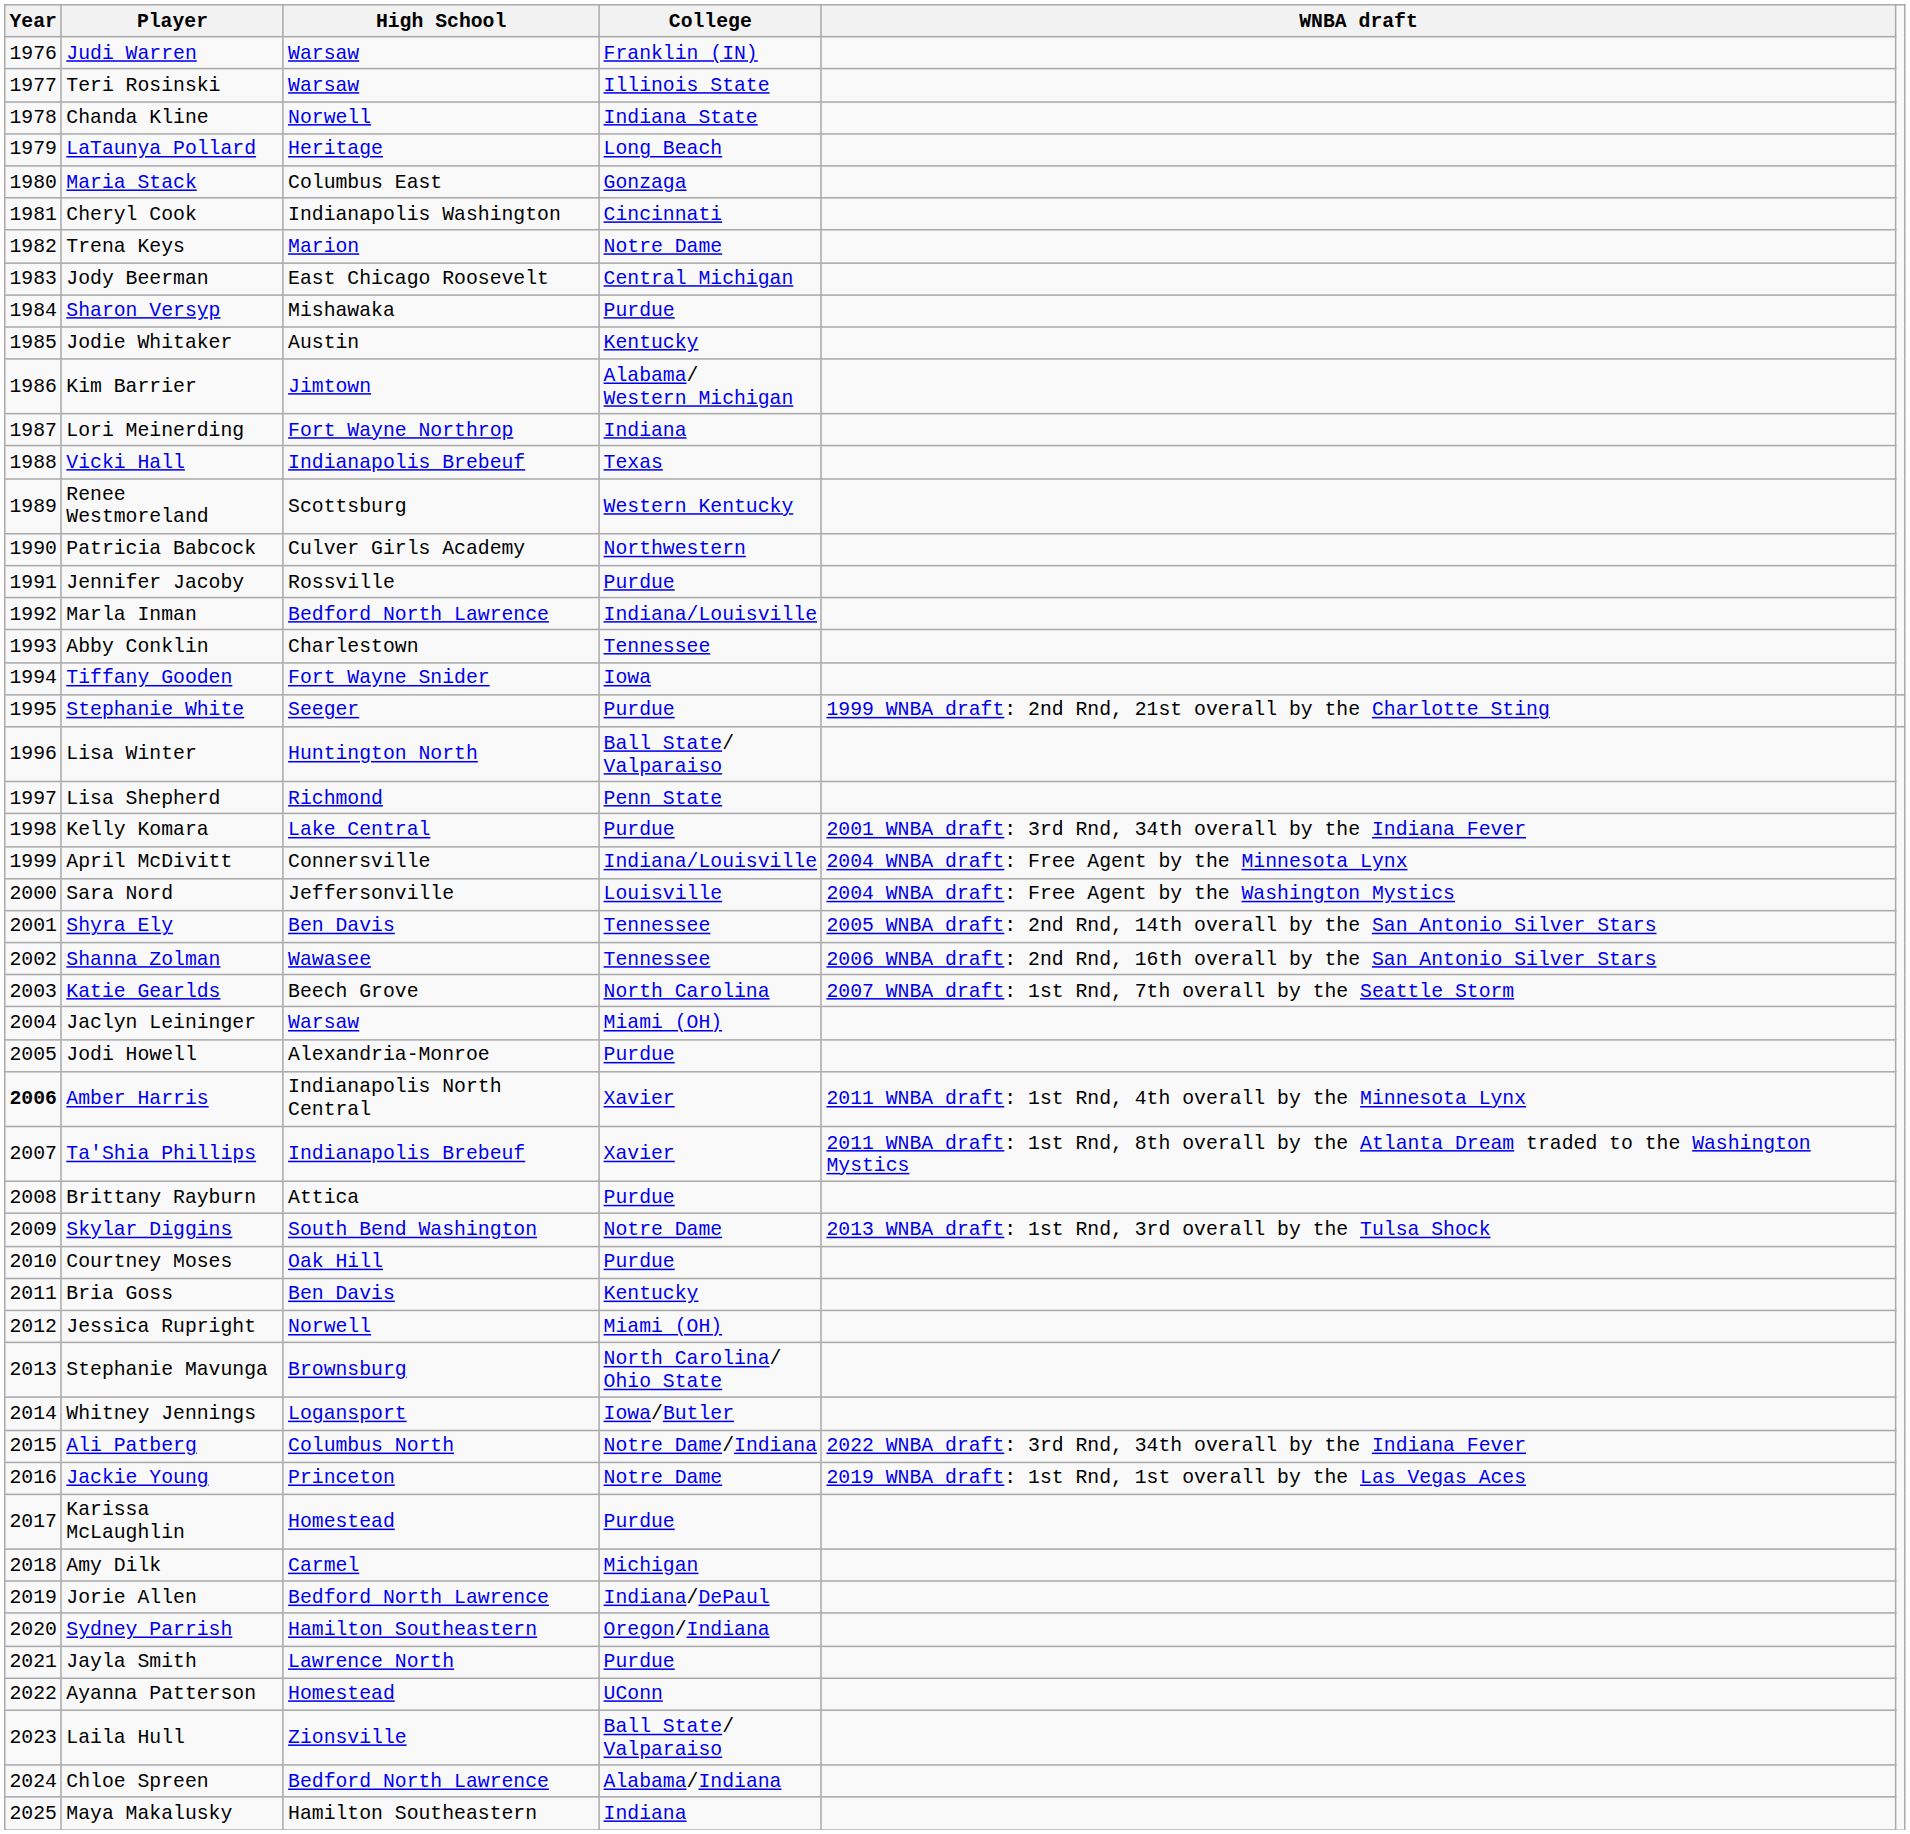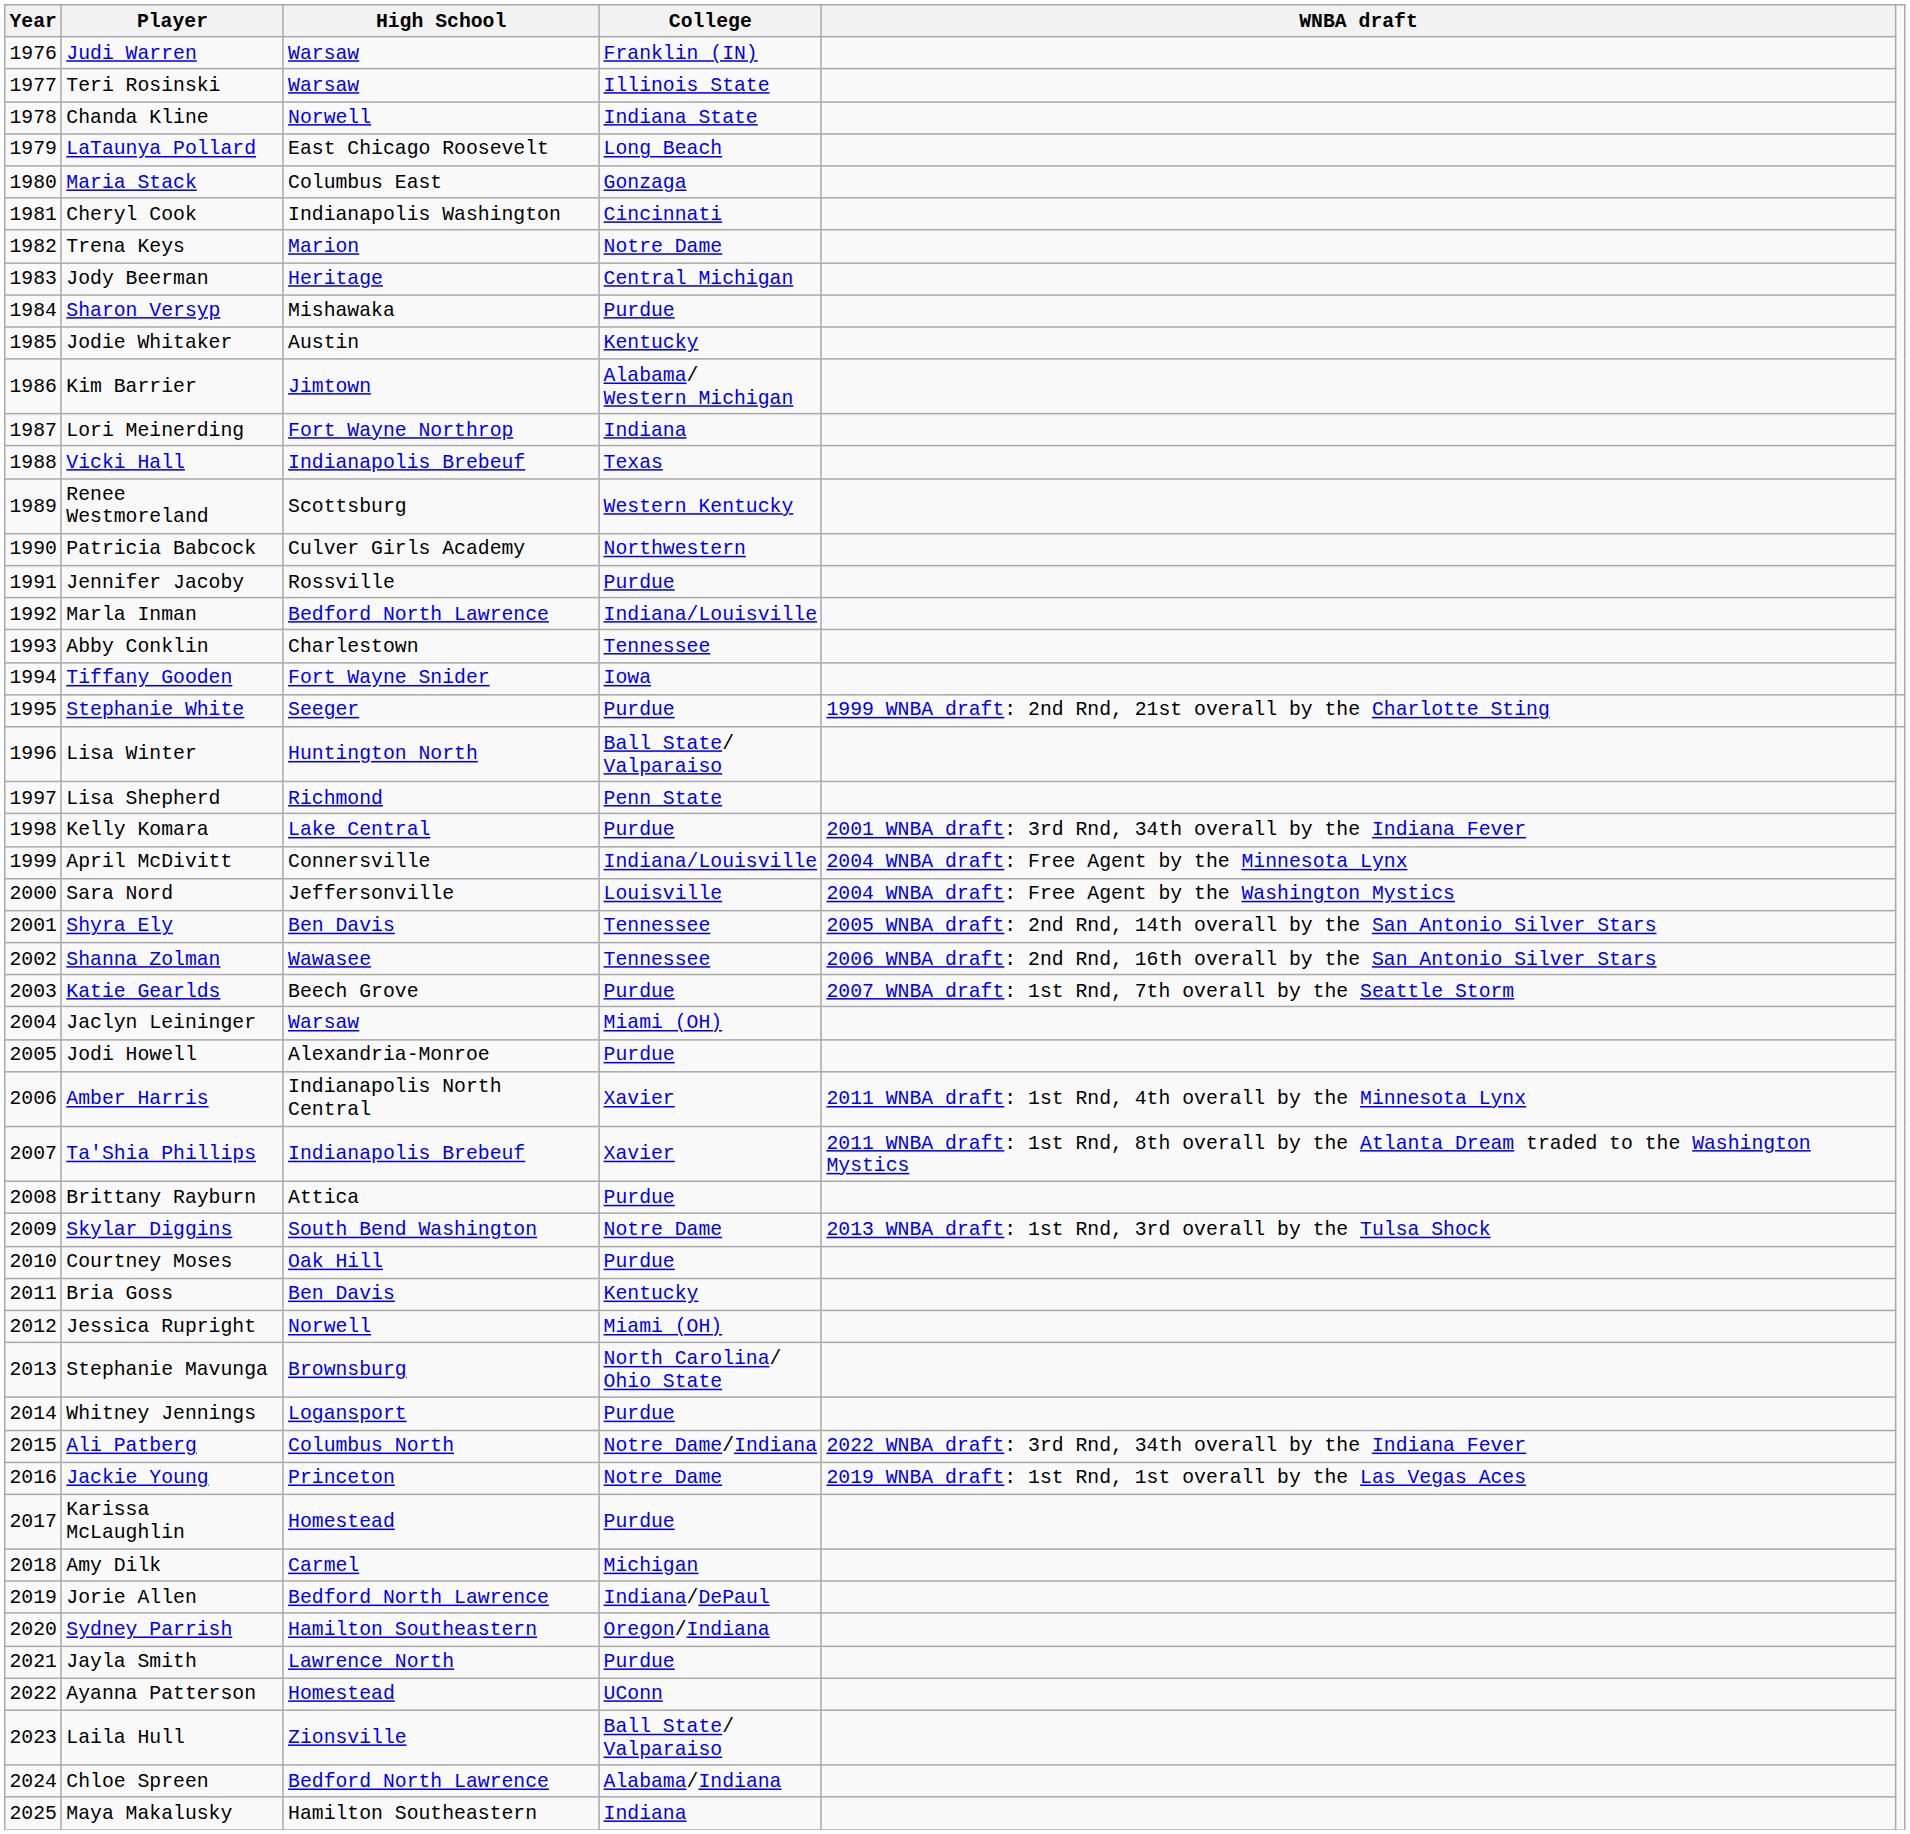(336, 150) Heritage -> (419, 150) East Chicago Roosevelt
(419, 279) East Chicago Roosevelt -> (336, 279) Heritage
(687, 991) North Carolina -> (639, 991) Purdue
(33, 1099) bold -> (33, 1099) normal
(669, 1414) Iowa/Butler -> (639, 1414) Purdue
